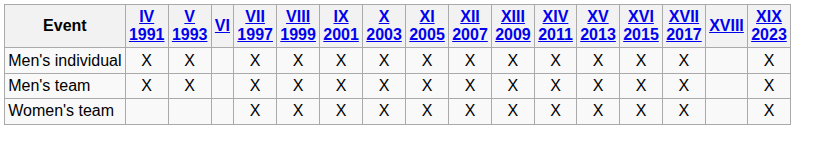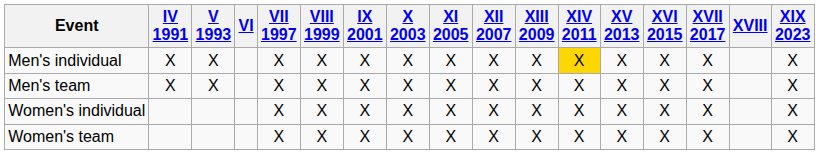(555, 60) no background -> (579, 60) gold background
+ row: (77, 111)
